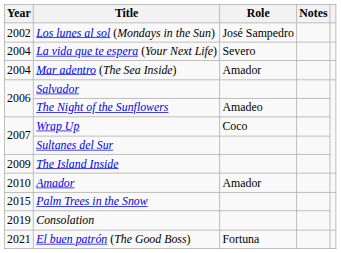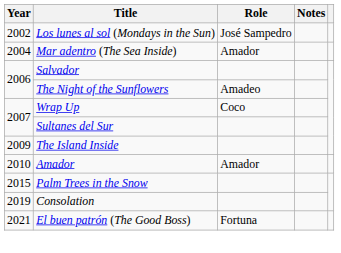- row: (127, 51)
